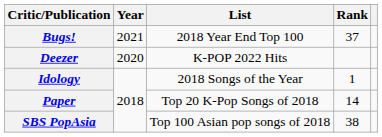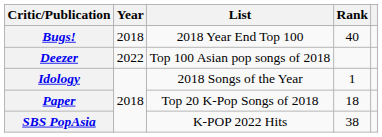(130, 36) 2021 -> (130, 36) 2018
(352, 36) 37 -> (352, 36) 40
(130, 57) 2020 -> (130, 57) 2022
(240, 57) K-POP 2022 Hits -> (240, 57) Top 100 Asian pop songs of 2018
(352, 100) 14 -> (352, 100) 18
(240, 121) Top 100 Asian pop songs of 2018 -> (240, 121) K-POP 2022 Hits
